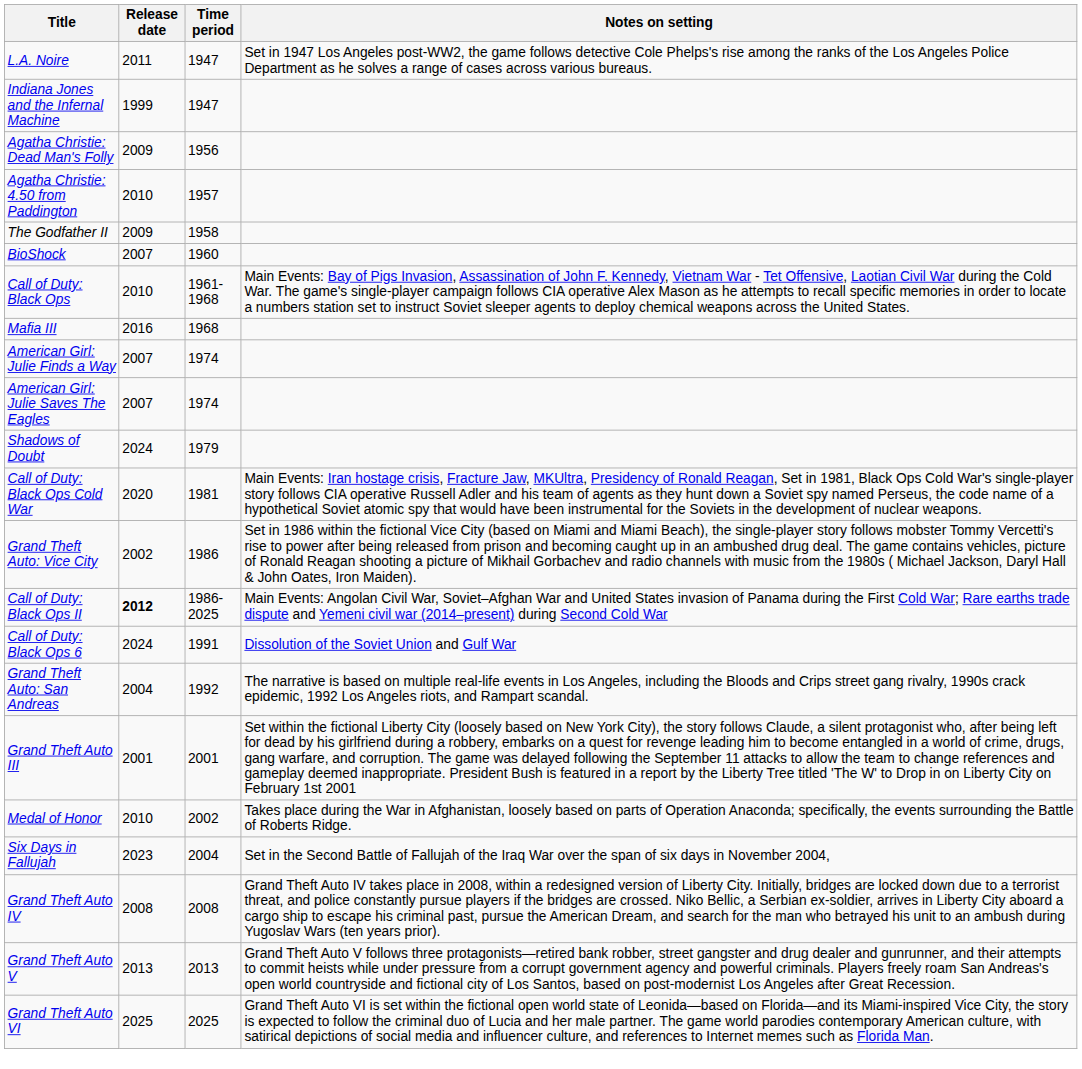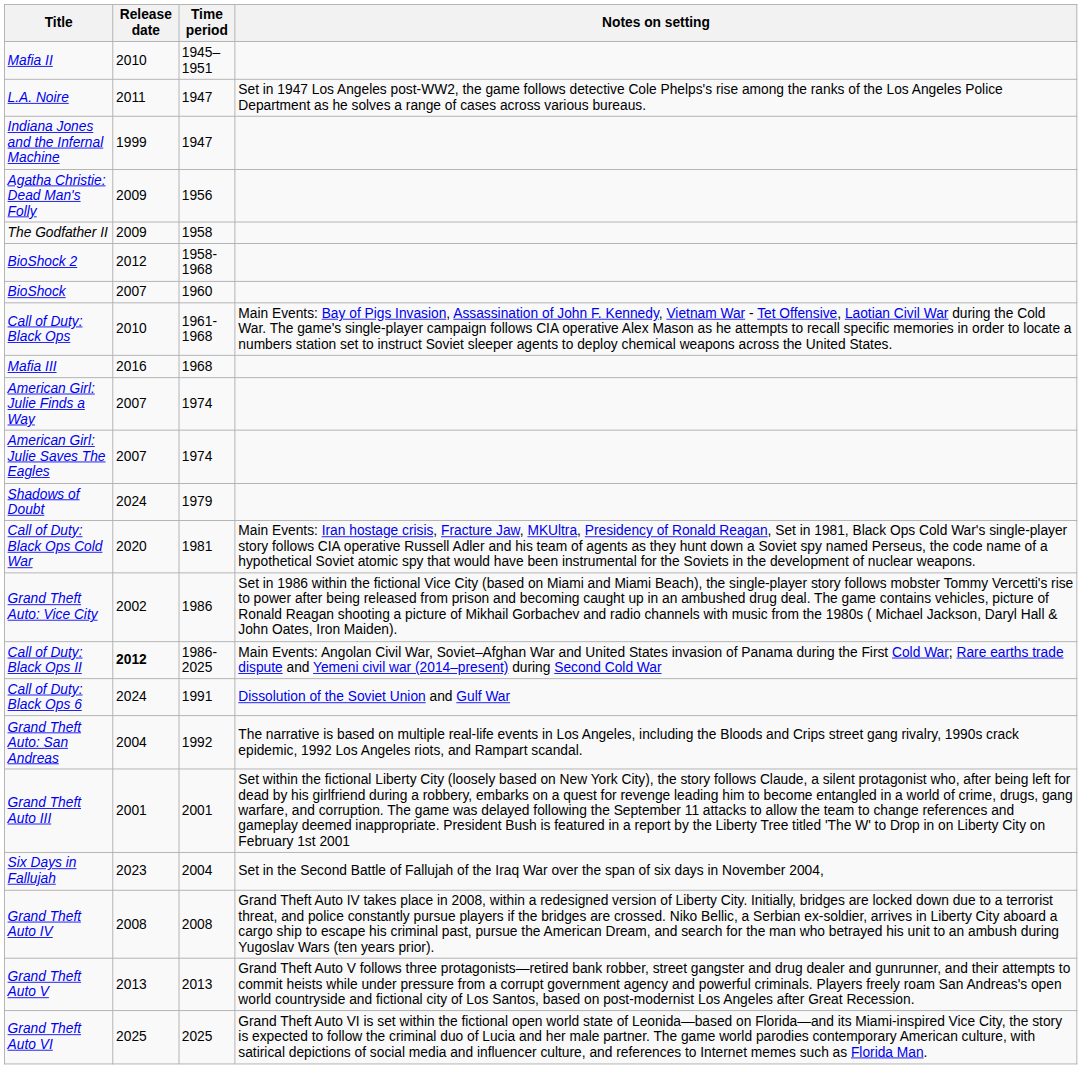+ row: (30, 60)
- row: (57, 195)
+ row: (42, 262)
- row: (55, 818)
